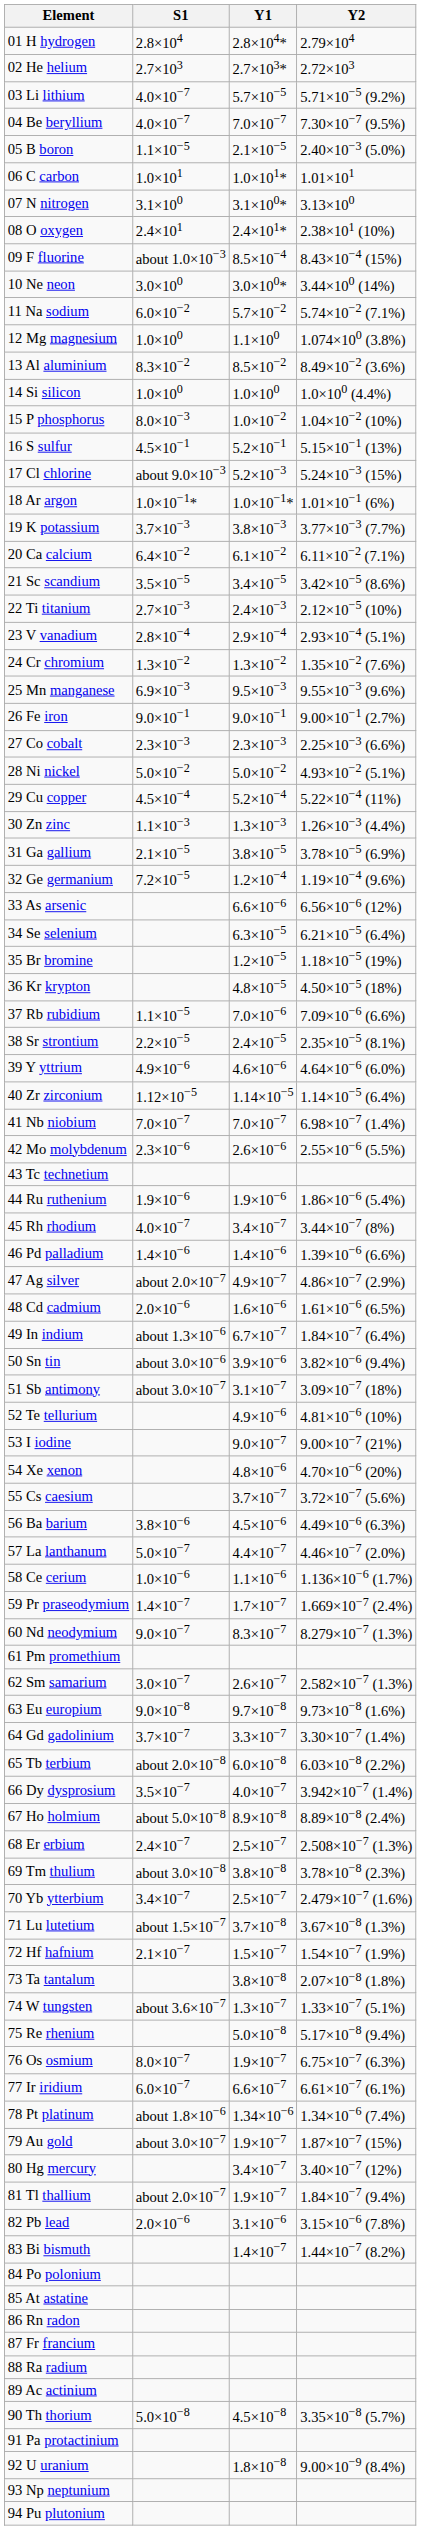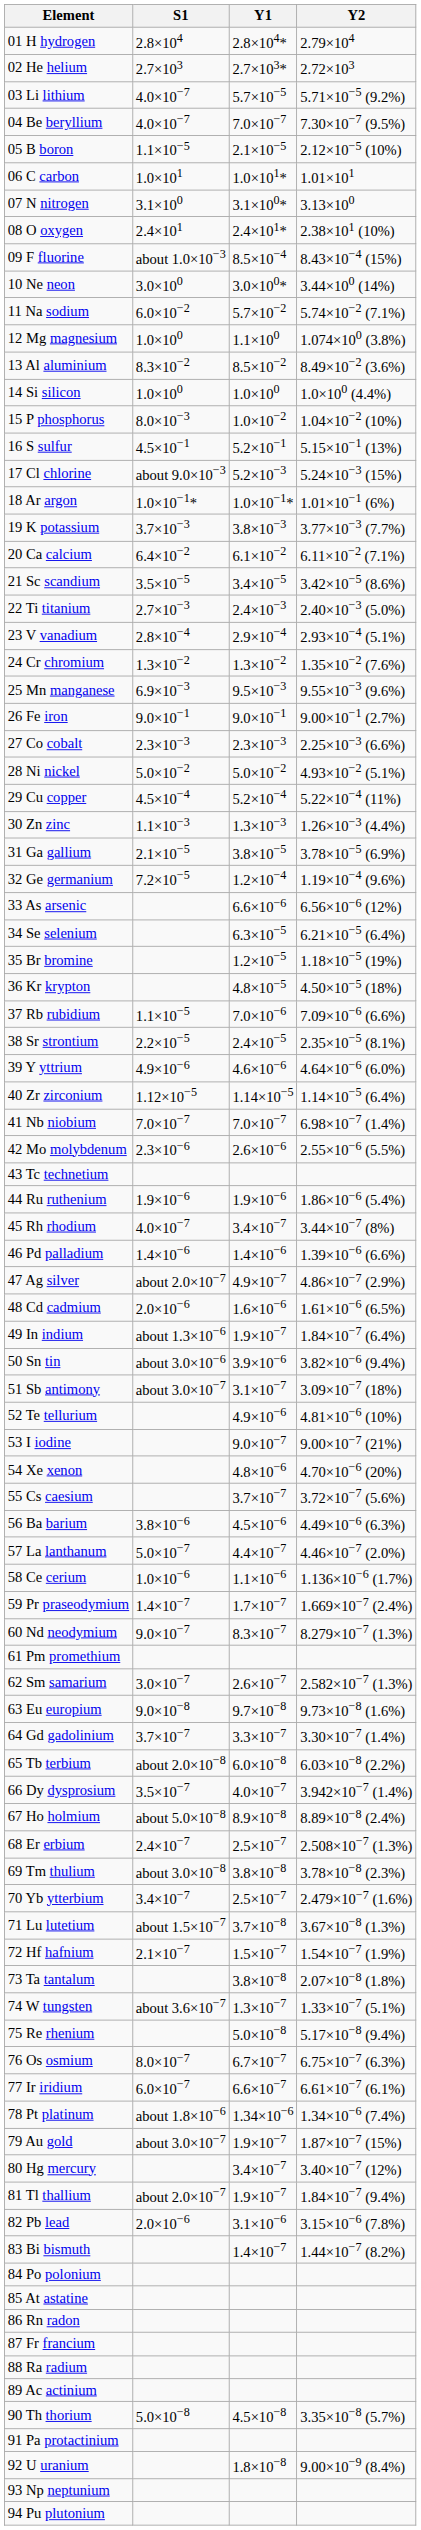(353, 149) 2.40×10−3 (5.0%) -> (351, 149) 2.12×10−5 (10%)
(351, 608) 2.12×10−5 (10%) -> (353, 608) 2.40×10−3 (5.0%)
(259, 1334) 6.7×10−7 -> (259, 1334) 1.9×10−7
(259, 2060) 1.9×10−7 -> (259, 2060) 6.7×10−7
